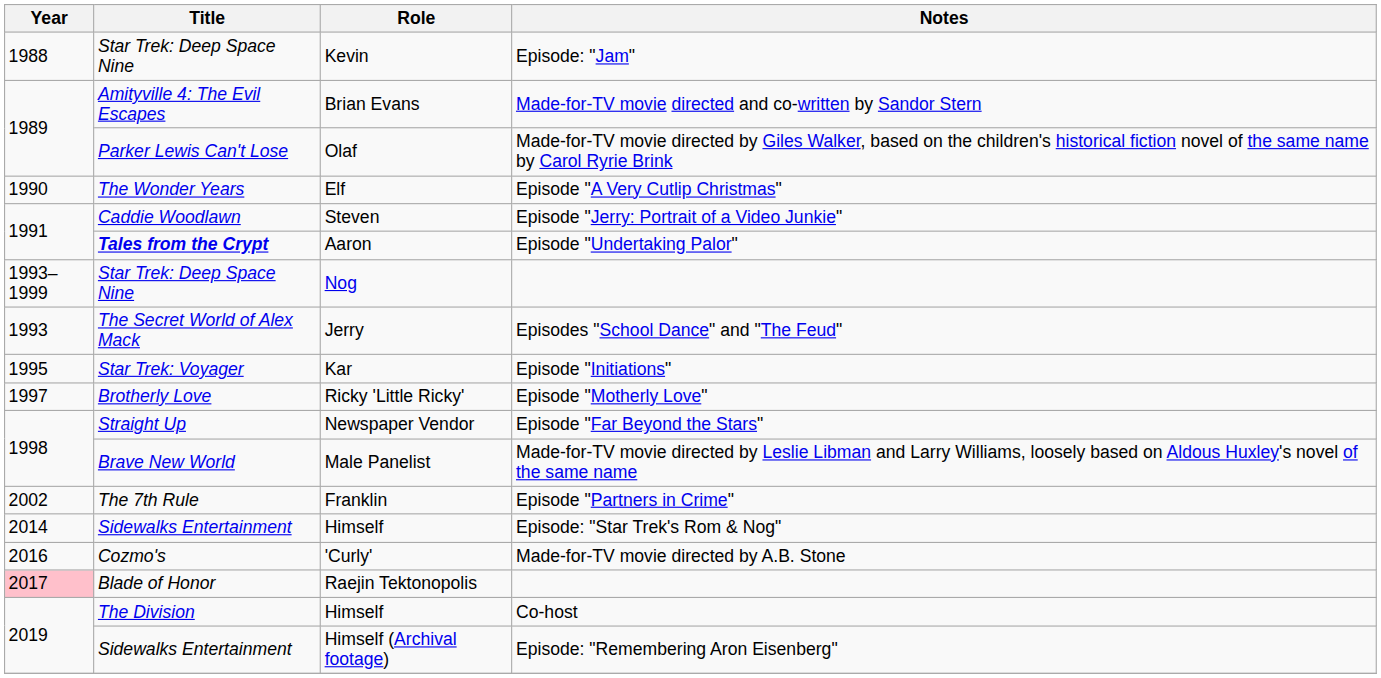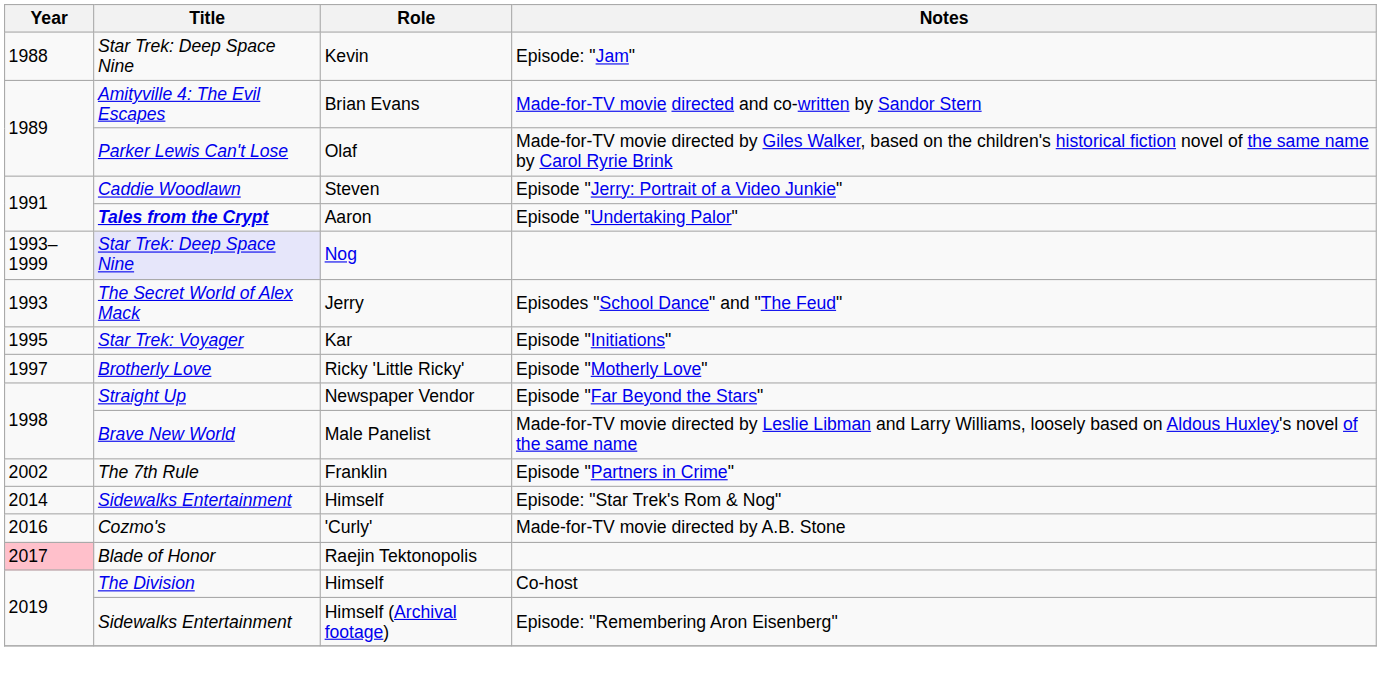- row: (335, 189)
(187, 283) no background -> (187, 255) lavender background
